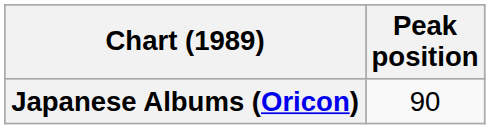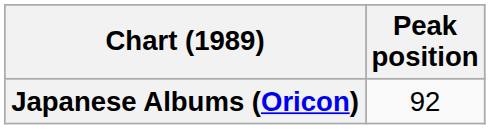(425, 100) 90 -> (425, 100) 92
